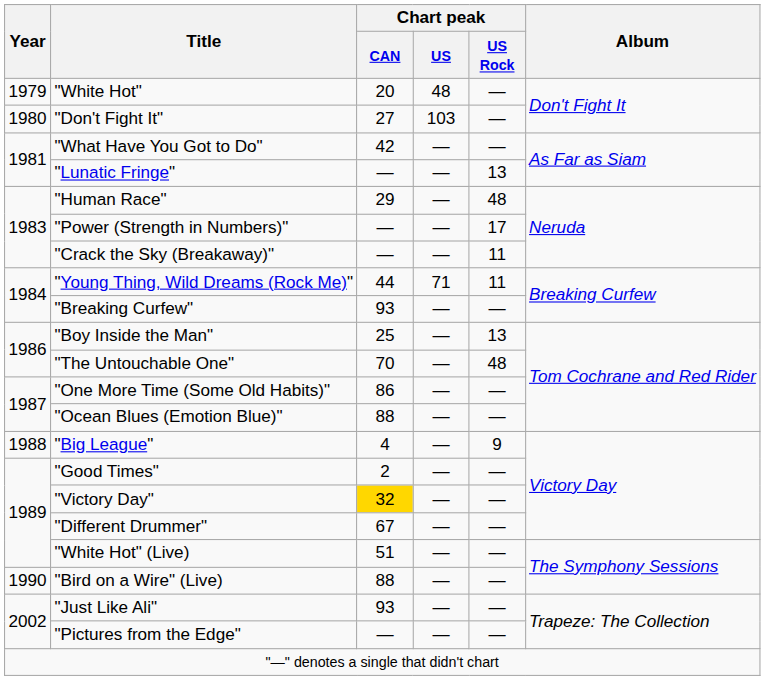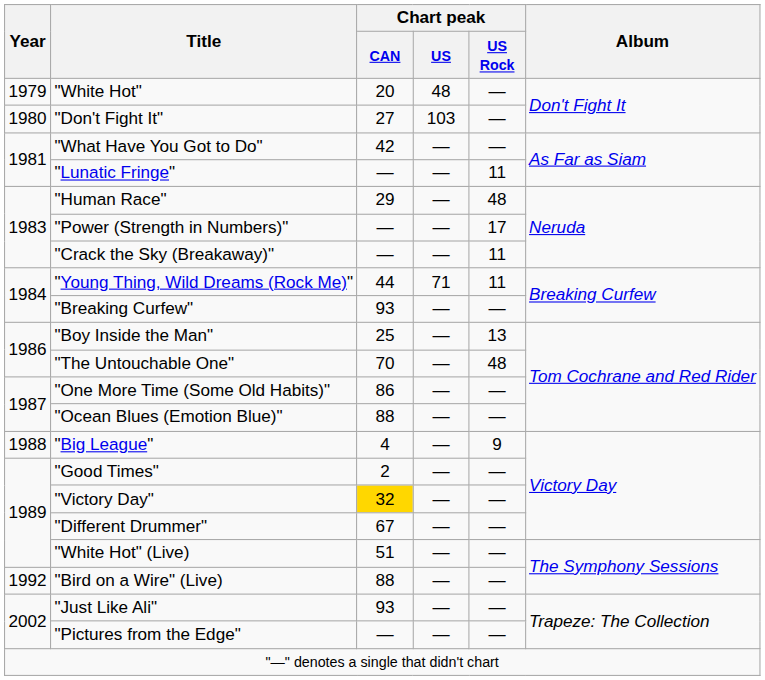(497, 173) 13 -> (497, 173) 11
(28, 580) 1990 -> (28, 580) 1992
